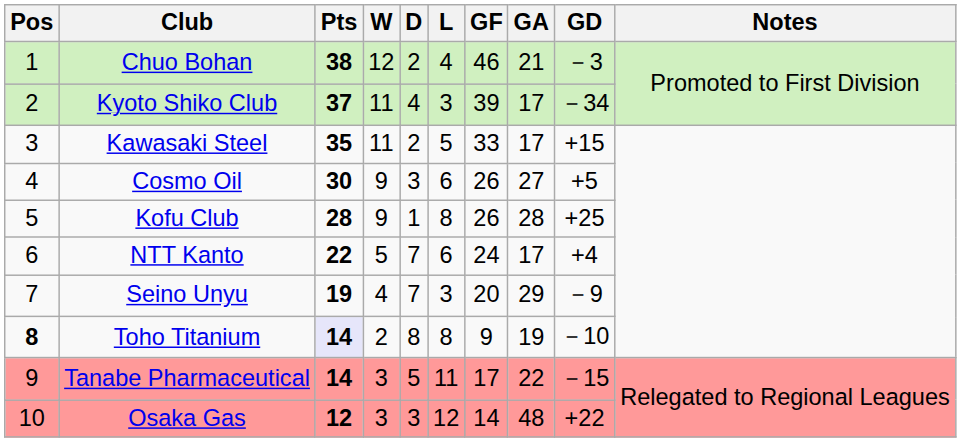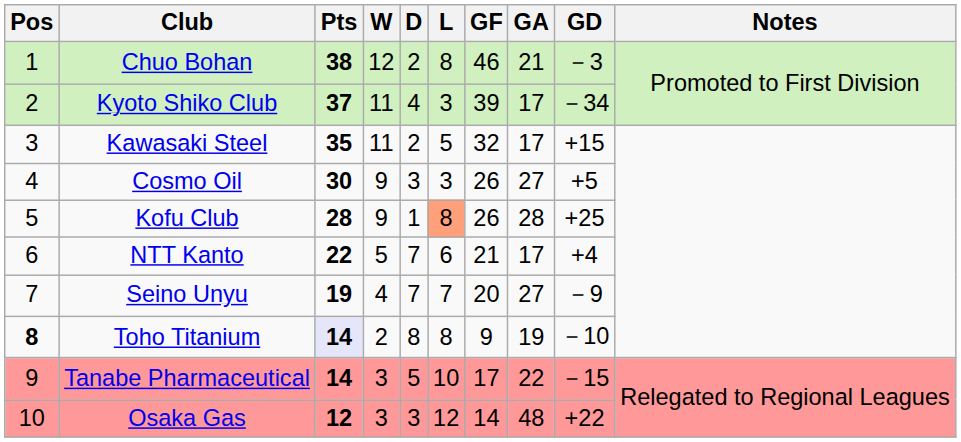(446, 62) 4 -> (446, 62) 8
(486, 143) 33 -> (486, 143) 32
(446, 181) 6 -> (446, 181) 3
(446, 218) no background -> (446, 218) lightsalmon background
(486, 255) 24 -> (486, 255) 21
(446, 295) 3 -> (446, 295) 7
(531, 295) 29 -> (531, 295) 27
(446, 378) 11 -> (446, 378) 10
